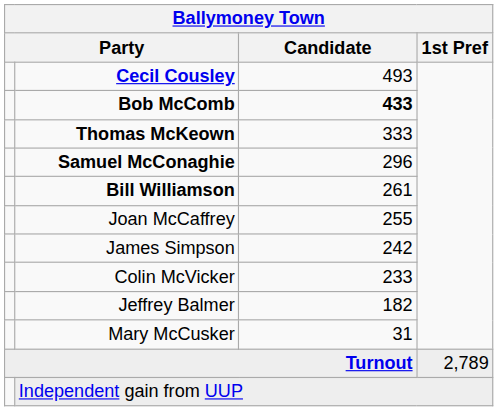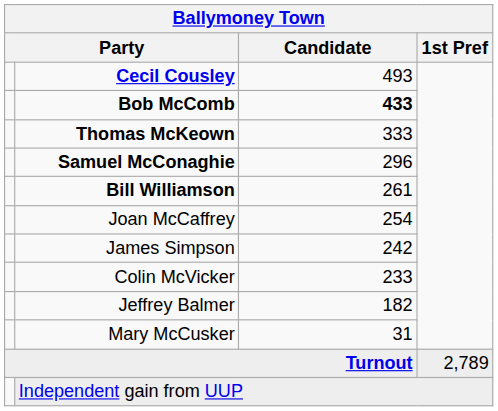(397, 219) 255 -> (397, 219) 254
